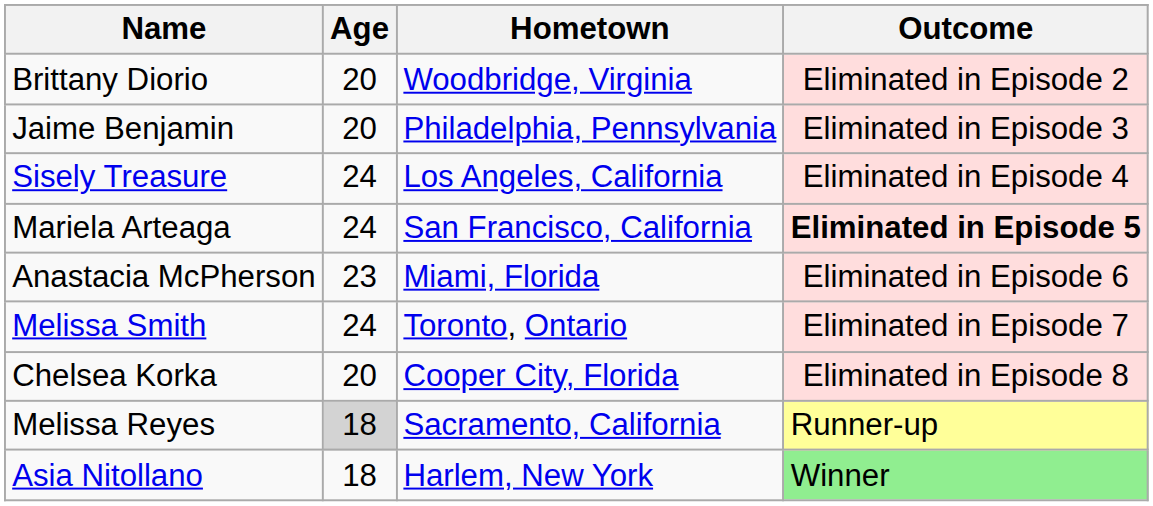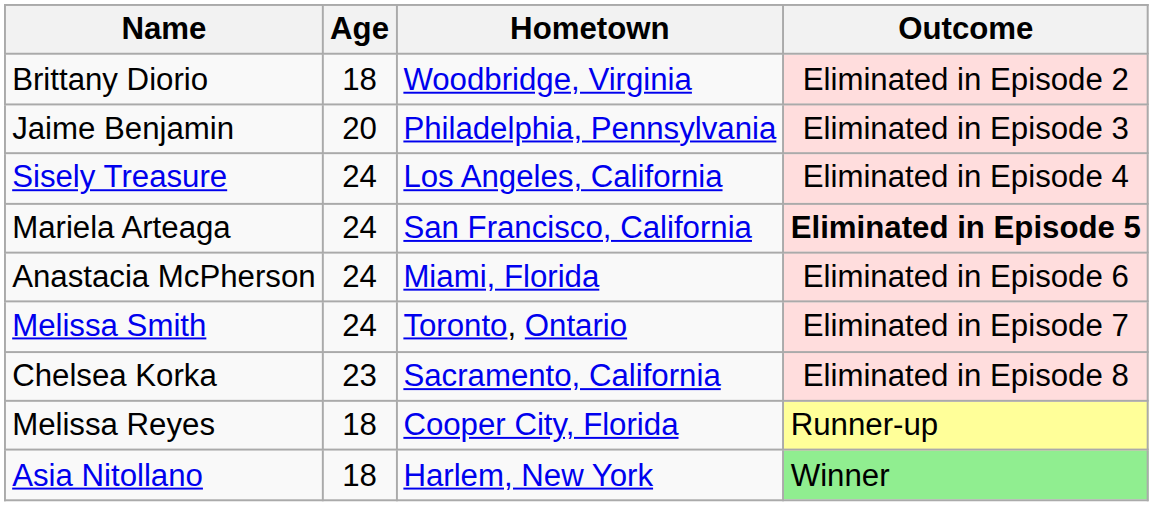(360, 78) 20 -> (360, 78) 18
(360, 276) 23 -> (360, 276) 24
(360, 375) 20 -> (360, 375) 23
(541, 375) Cooper City, Florida -> (562, 375) Sacramento, California
(360, 425) lightgrey background -> (360, 425) no background
(562, 425) Sacramento, California -> (541, 425) Cooper City, Florida
